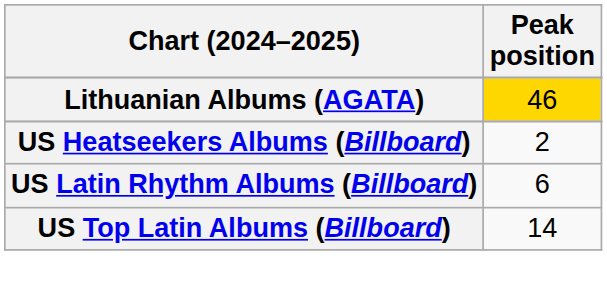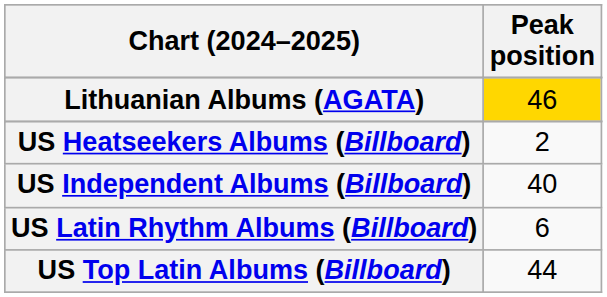+ row: (244, 185)
(542, 227) 14 -> (542, 270) 44
